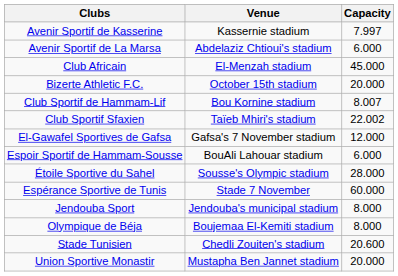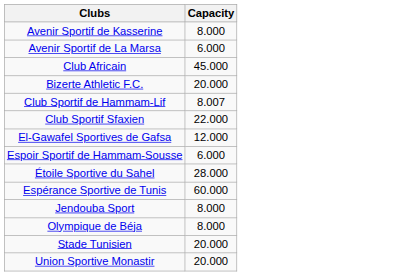- column: (263, 13)
(367, 31) 7.997 -> (211, 31) 8.000
(367, 119) 22.002 -> (211, 119) 22.000
(367, 244) 20.600 -> (211, 244) 20.000
